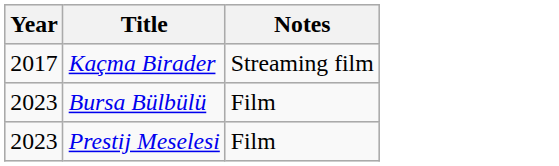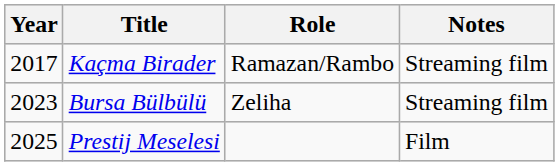+ column: (312, 24)
(253, 102) Film -> (476, 102) Streaming film
(34, 141) 2023 -> (34, 141) 2025
